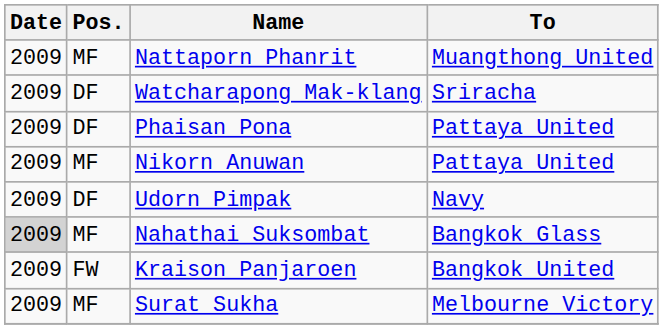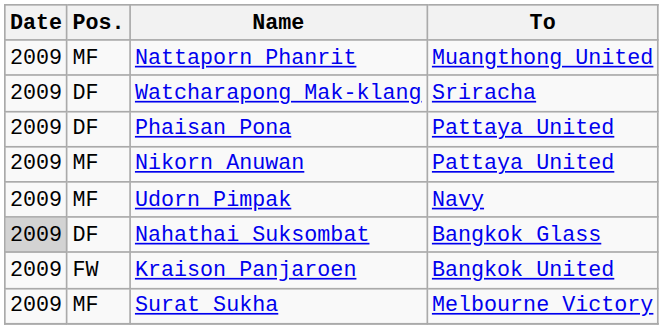(86, 199) DF -> (86, 199) MF
(86, 235) MF -> (86, 235) DF
